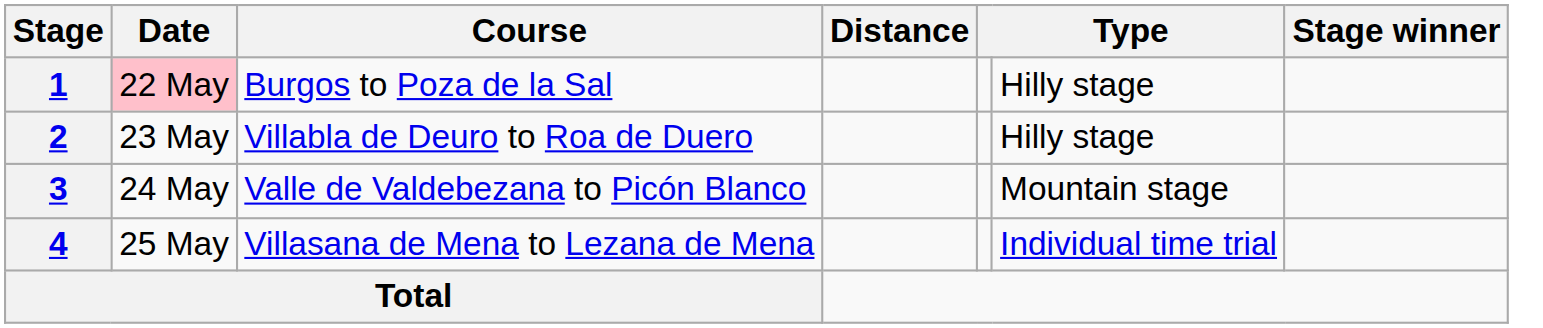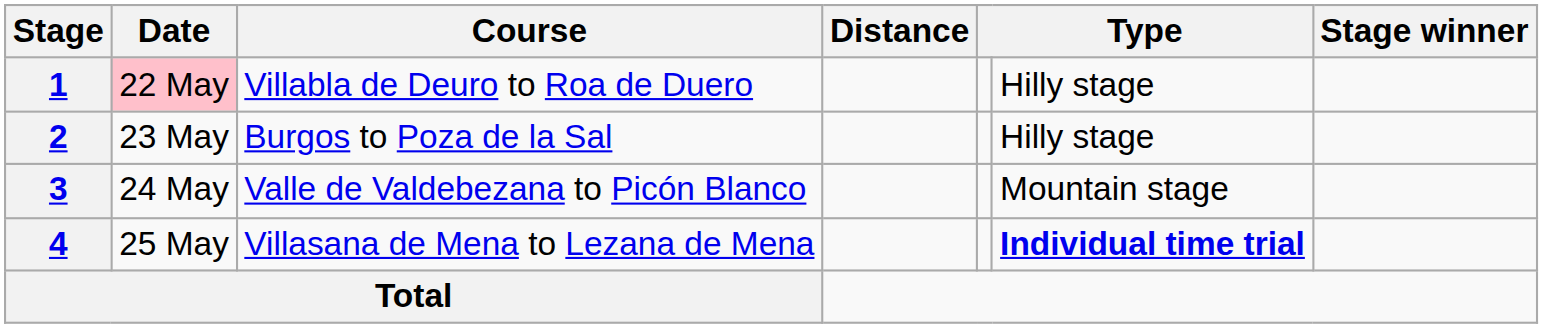(428, 84) Burgos to Poza de la Sal -> (499, 84) Villabla de Deuro to Roa de Duero
(499, 137) Villabla de Deuro to Roa de Duero -> (428, 137) Burgos to Poza de la Sal
(1139, 243) normal -> (1152, 243) bold
